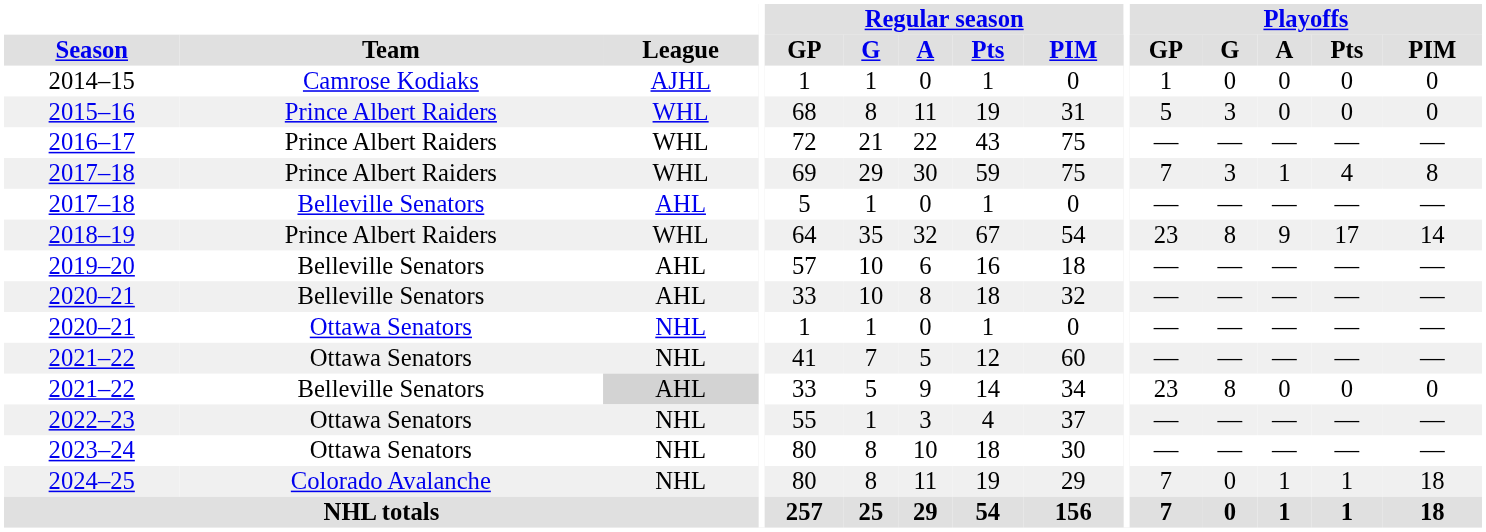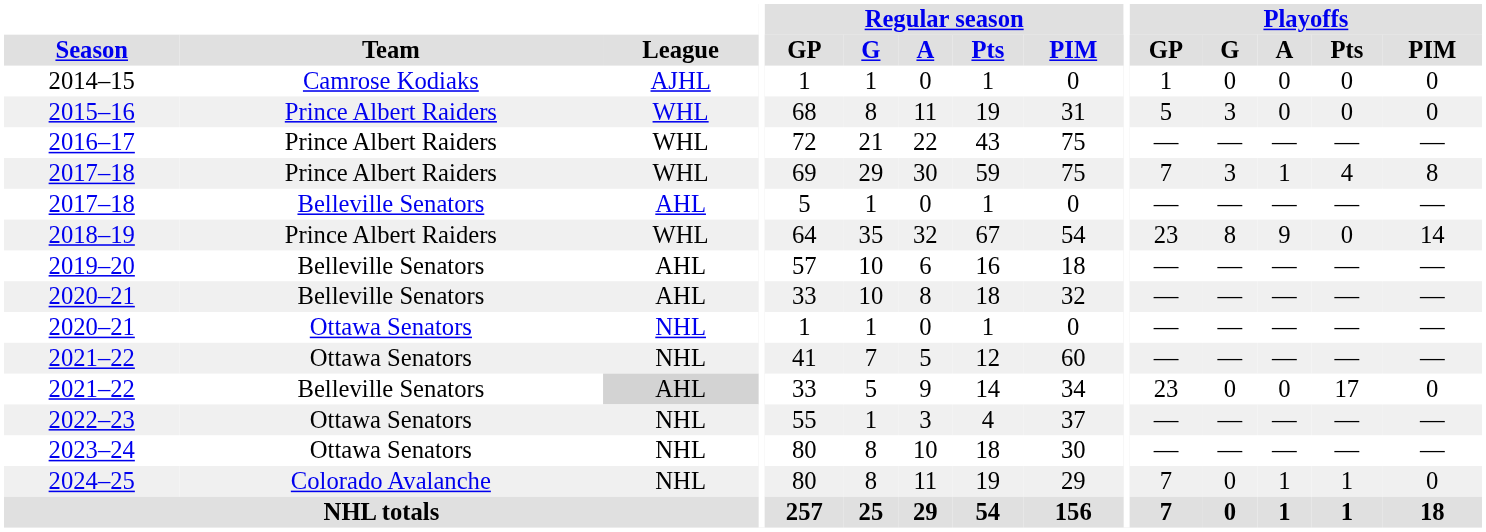(1347, 234) 17 -> (1347, 234) 0
(1230, 388) 8 -> (1230, 388) 0
(1347, 388) 0 -> (1347, 388) 17
(1432, 481) 18 -> (1432, 481) 0
